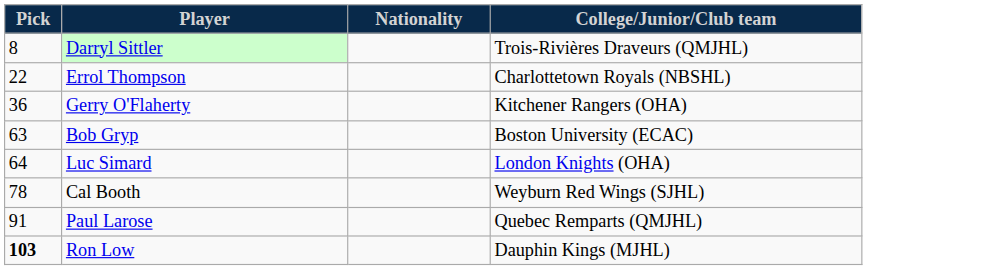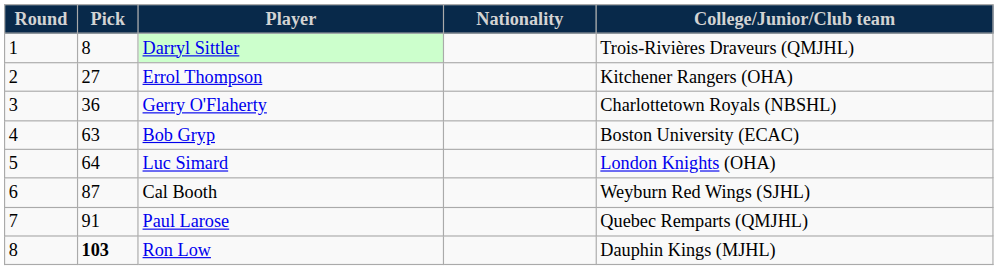+ column: (41, 18)
(18, 76) 22 -> (91, 76) 27
(613, 76) Charlottetown Royals (NBSHL) -> (697, 76) Kitchener Rangers (OHA)
(591, 105) Kitchener Rangers (OHA) -> (718, 105) Charlottetown Royals (NBSHL)
(18, 192) 78 -> (91, 192) 87
